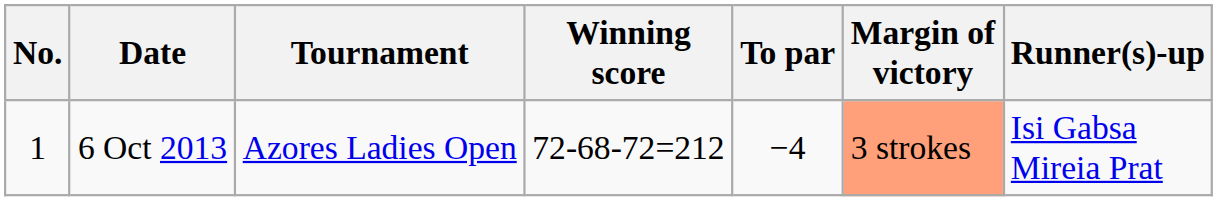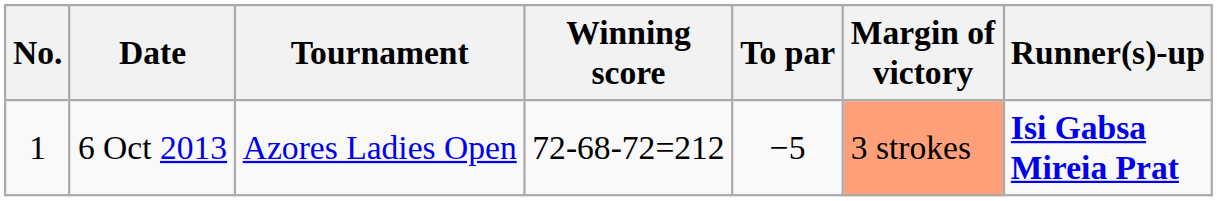(788, 147) −4 -> (788, 147) −5
(1087, 147) normal -> (1095, 147) bold
